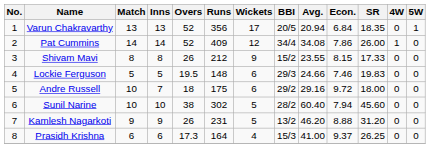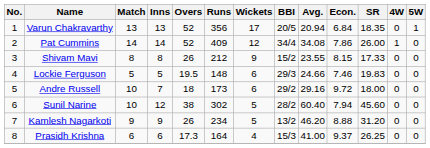(219, 89) 175 -> (219, 89) 173
(160, 105) 10 -> (160, 105) 12
(219, 120) 231 -> (219, 120) 234
